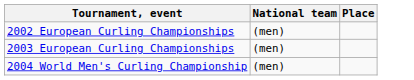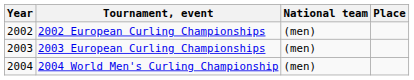+ column: (20, 13)
